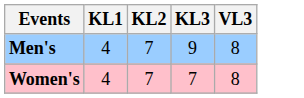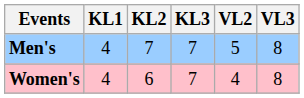+ column: (235, 18)
(192, 48) 9 -> (192, 48) 7
(149, 78) 7 -> (149, 78) 6
